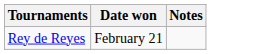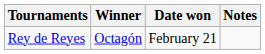+ column: (118, 15)
